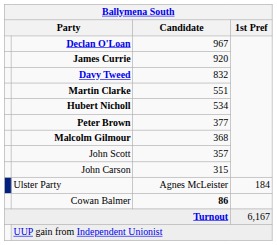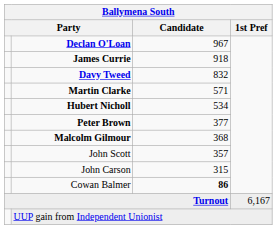(221, 59) 920 -> (221, 59) 918
(221, 91) 551 -> (221, 91) 571
- row: (37, 185)
